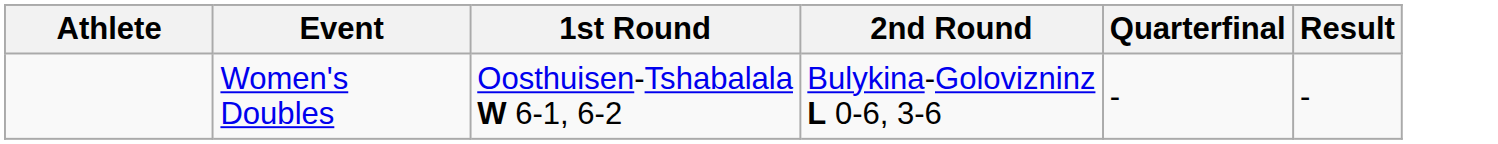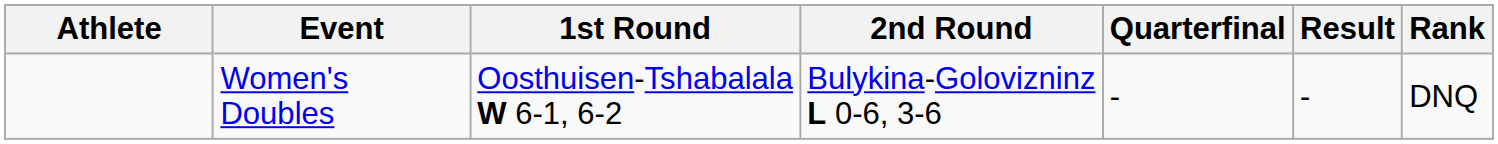+ column: (1447, 29)
